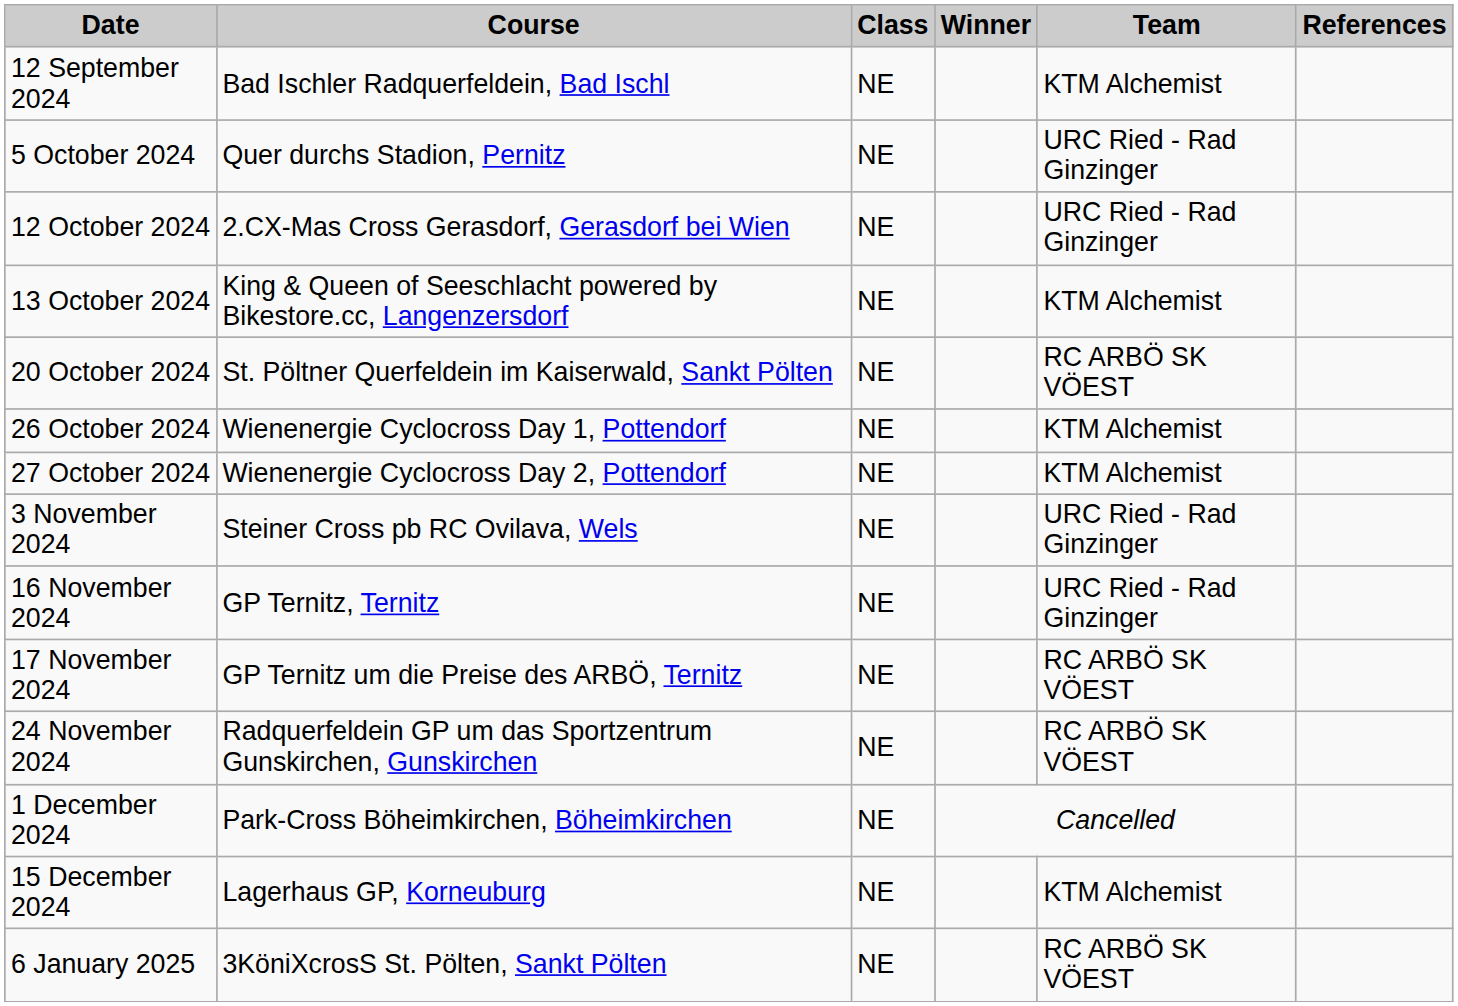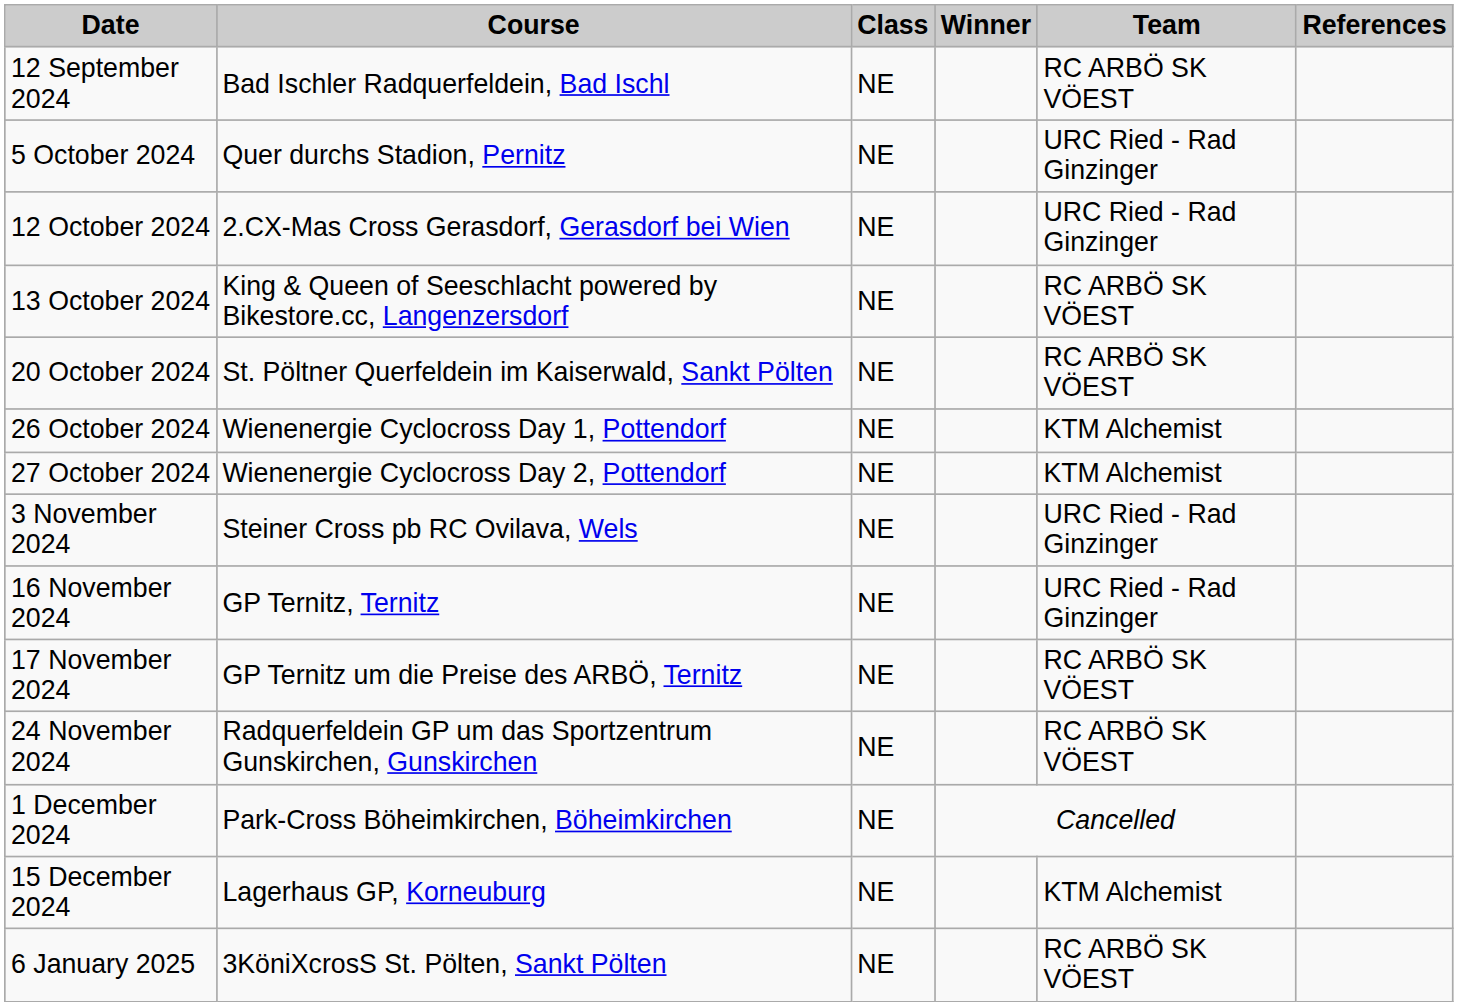(1133, 83) KTM Alchemist -> (1125, 83) RC ARBÖ SK VÖEST
(1133, 300) KTM Alchemist -> (1125, 300) RC ARBÖ SK VÖEST
